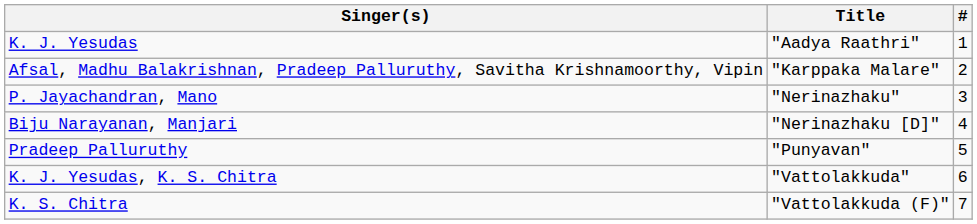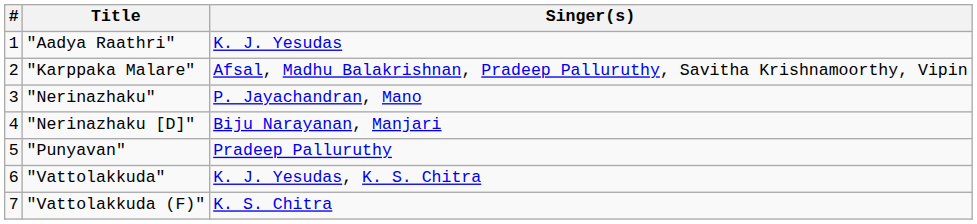columns swapped: (963, 18) <-> (386, 18)
